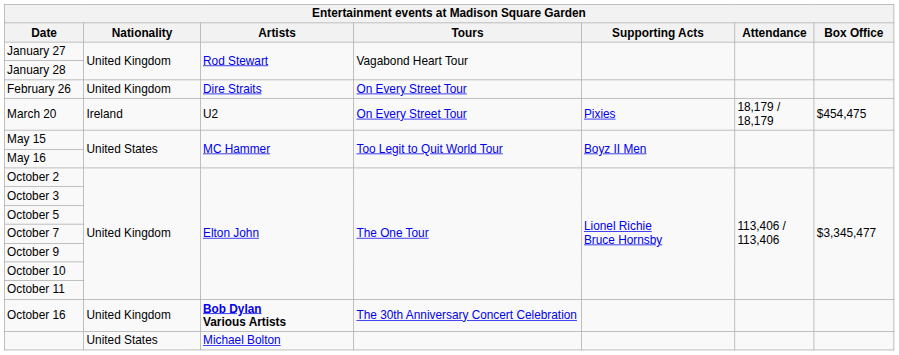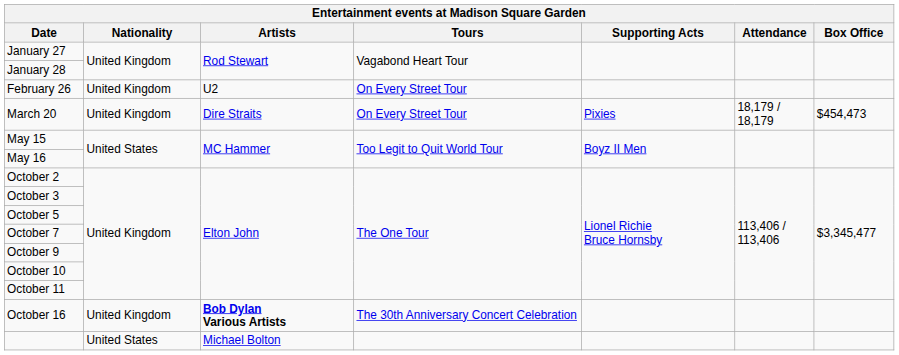(232, 88) Dire Straits -> (211, 88) U2
(105, 114) Ireland -> (129, 114) United Kingdom
(211, 114) U2 -> (232, 114) Dire Straits
(842, 114) $454,475 -> (842, 114) $454,473
